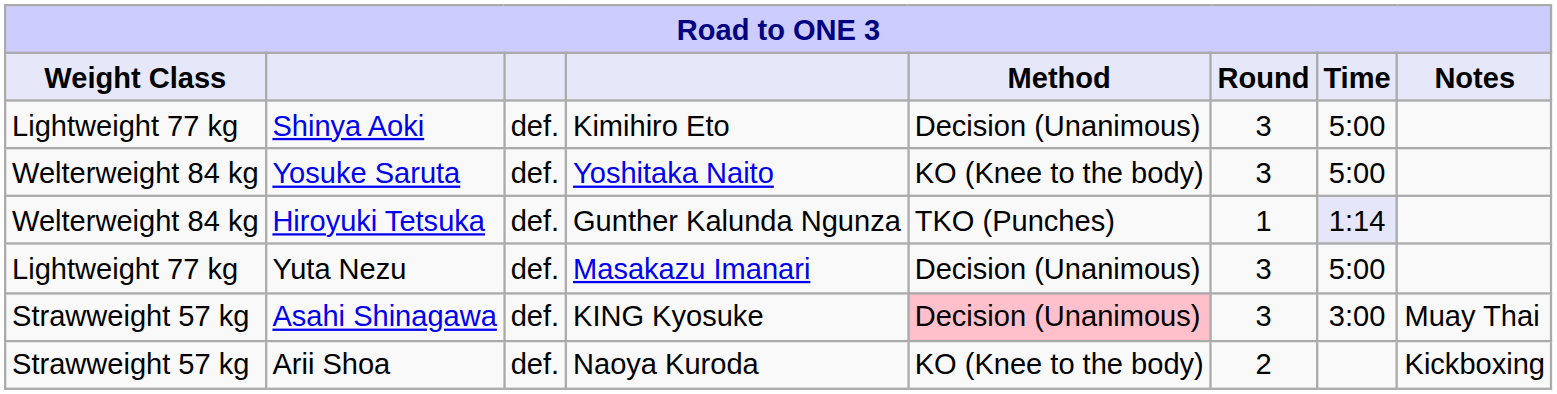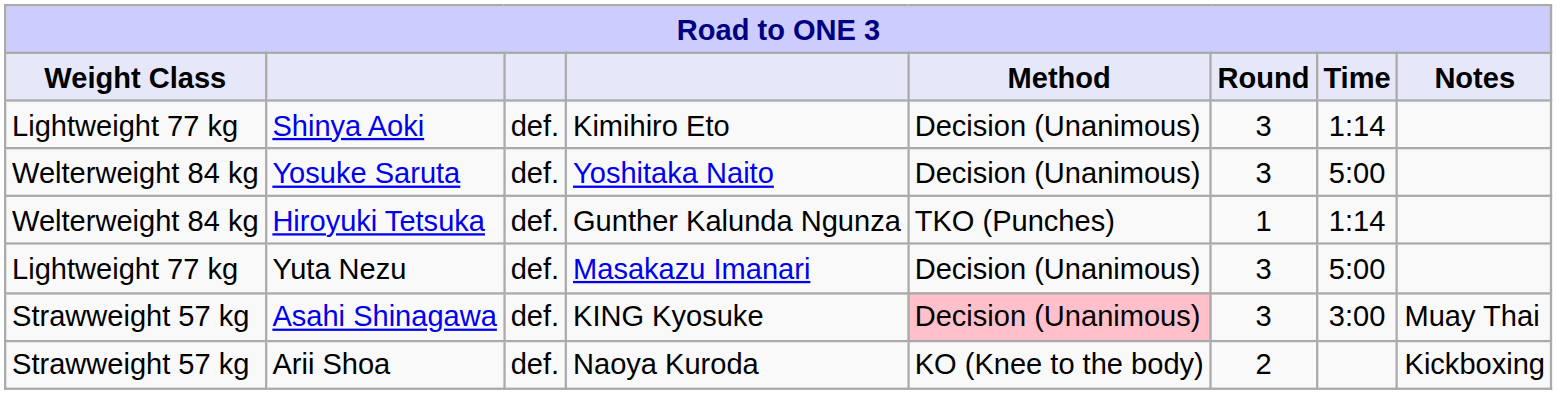(1357, 125) 5:00 -> (1357, 125) 1:14
(1059, 173) KO (Knee to the body) -> (1058, 173) Decision (Unanimous)
(1357, 220) lavender background -> (1357, 220) no background
